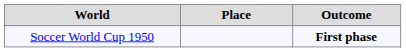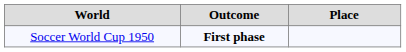columns swapped: (236, 15) <-> (346, 15)
